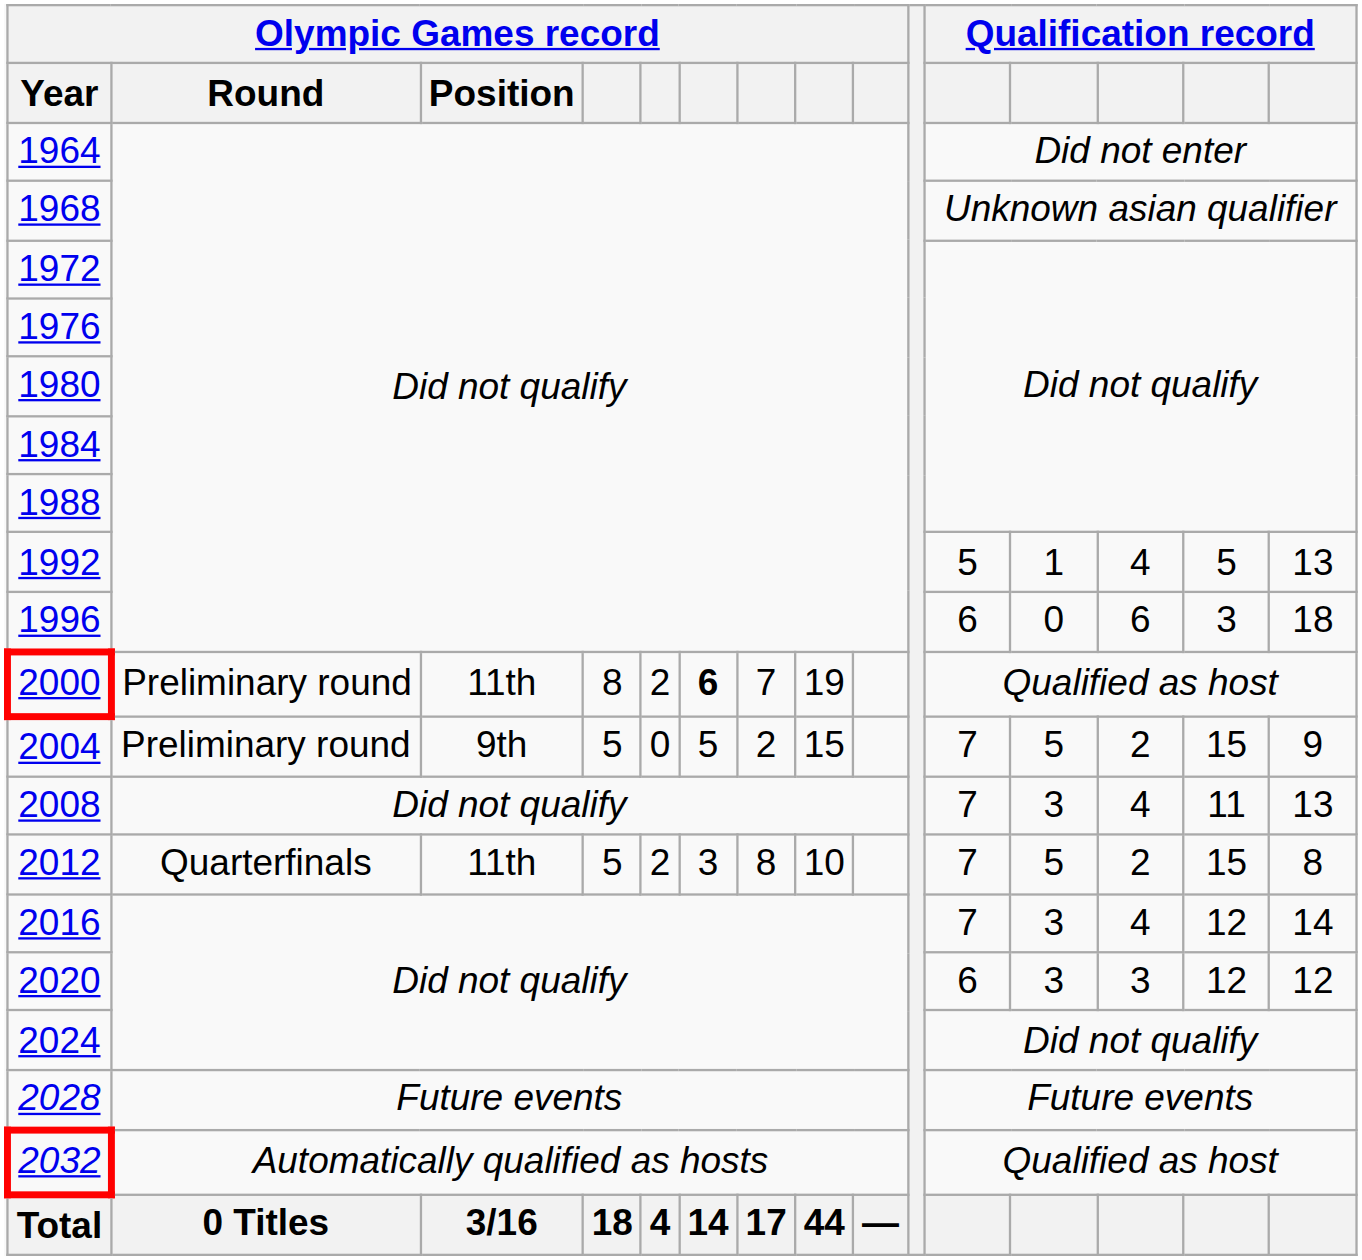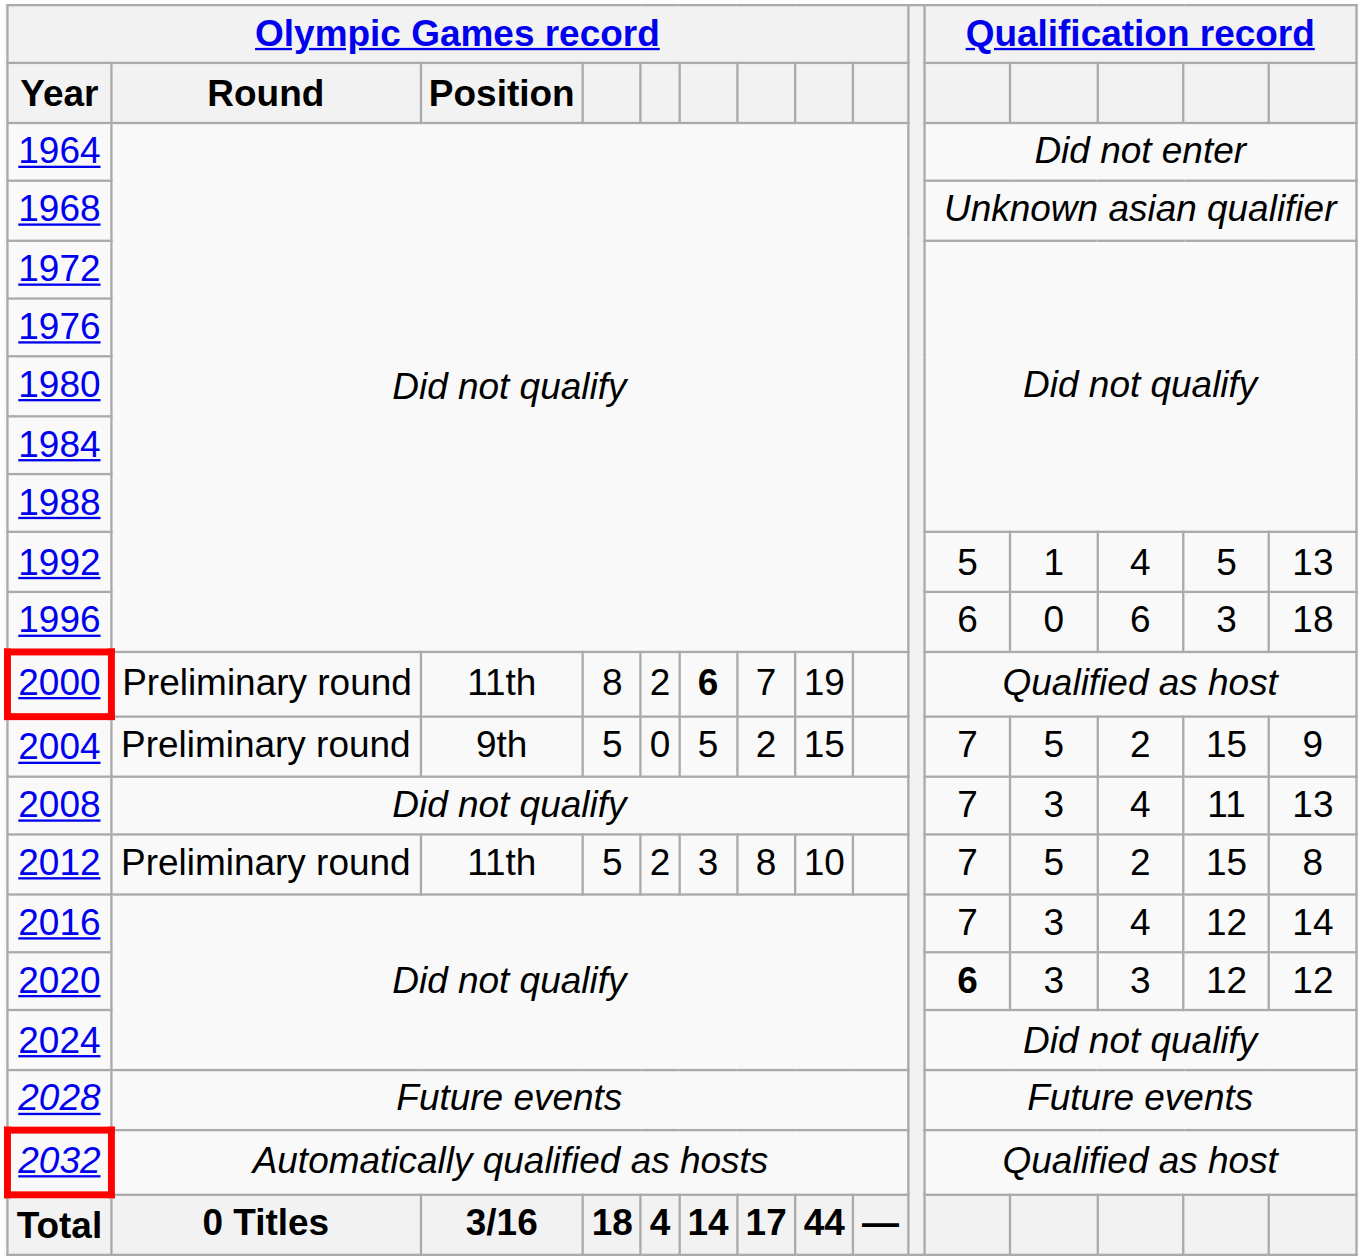(266, 863) Quarterfinals -> (266, 863) Preliminary round
(968, 980) normal -> (968, 980) bold
